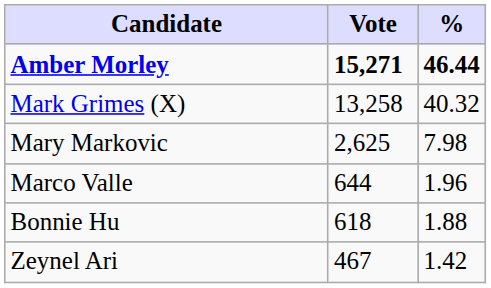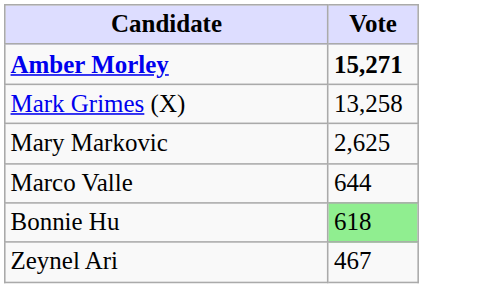- column: (452, 24)
(353, 222) no background -> (353, 222) lightgreen background
